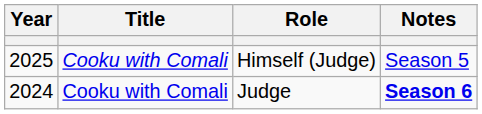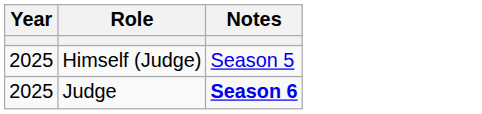- column: (145, 41)
(31, 92) 2024 -> (31, 92) 2025
